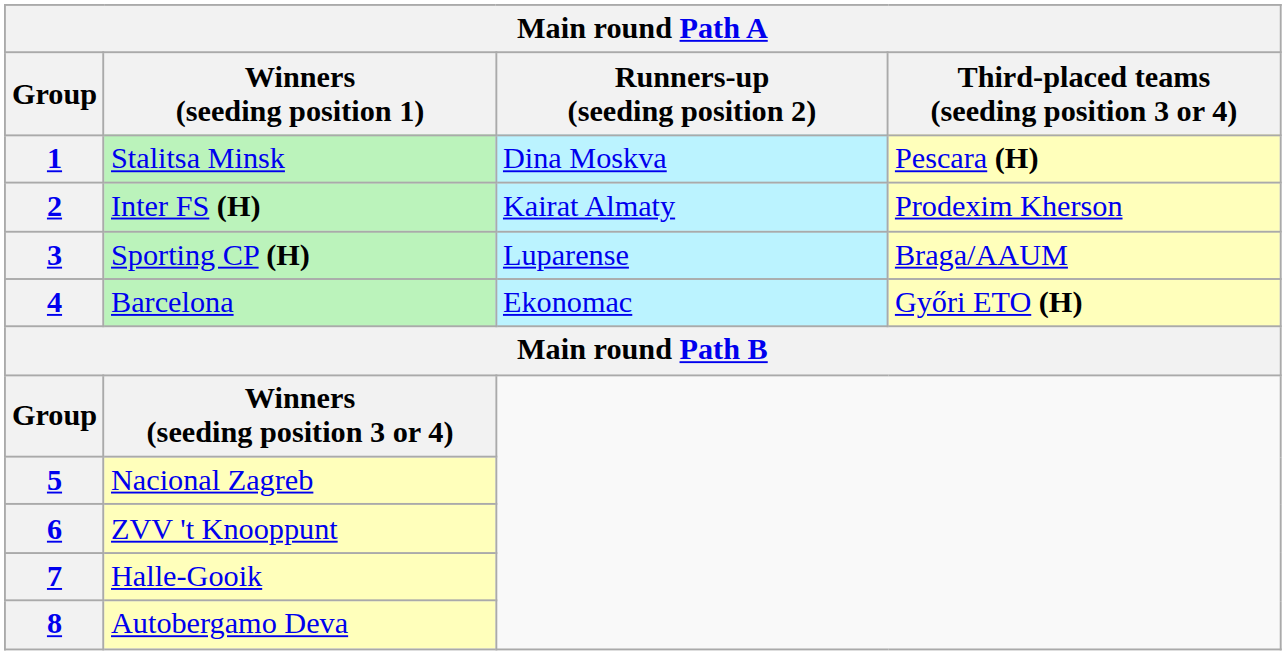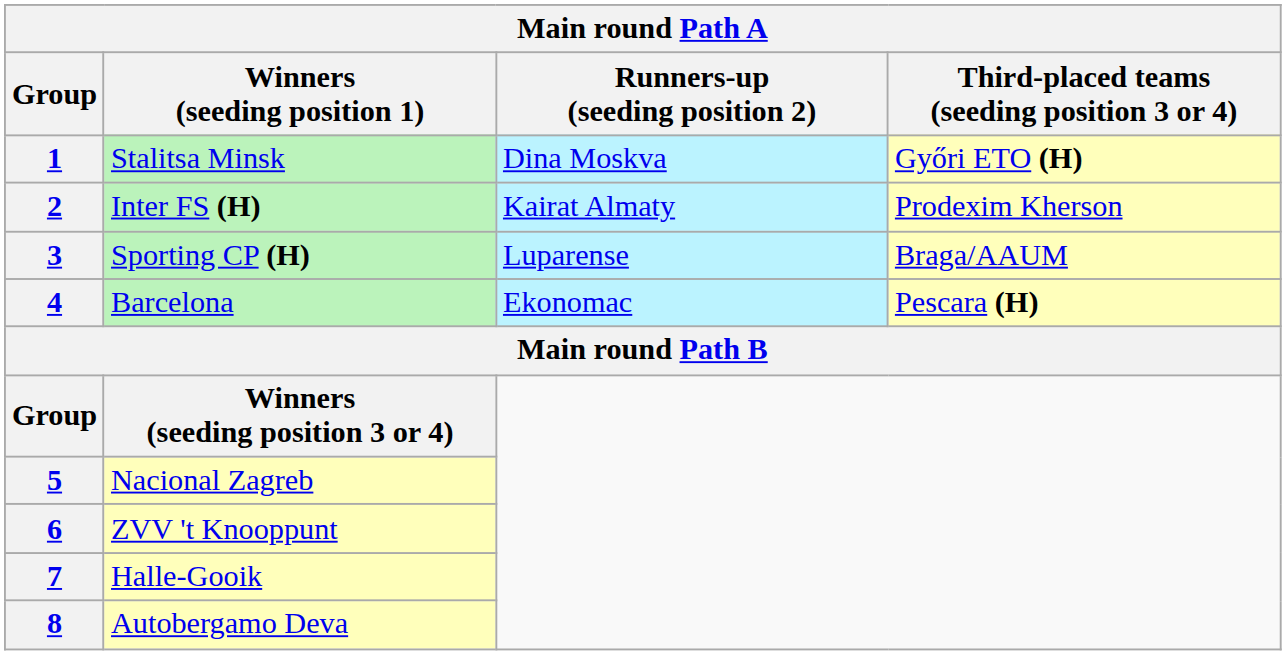(967, 158) Pescara (H) -> (989, 158) Győri ETO (H)
(989, 302) Győri ETO (H) -> (967, 302) Pescara (H)
